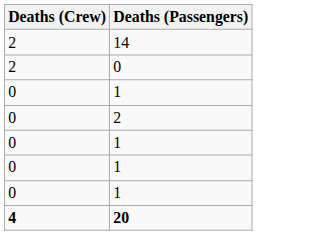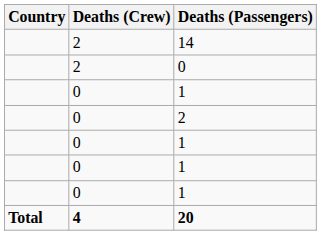+ column: (37, 17)
